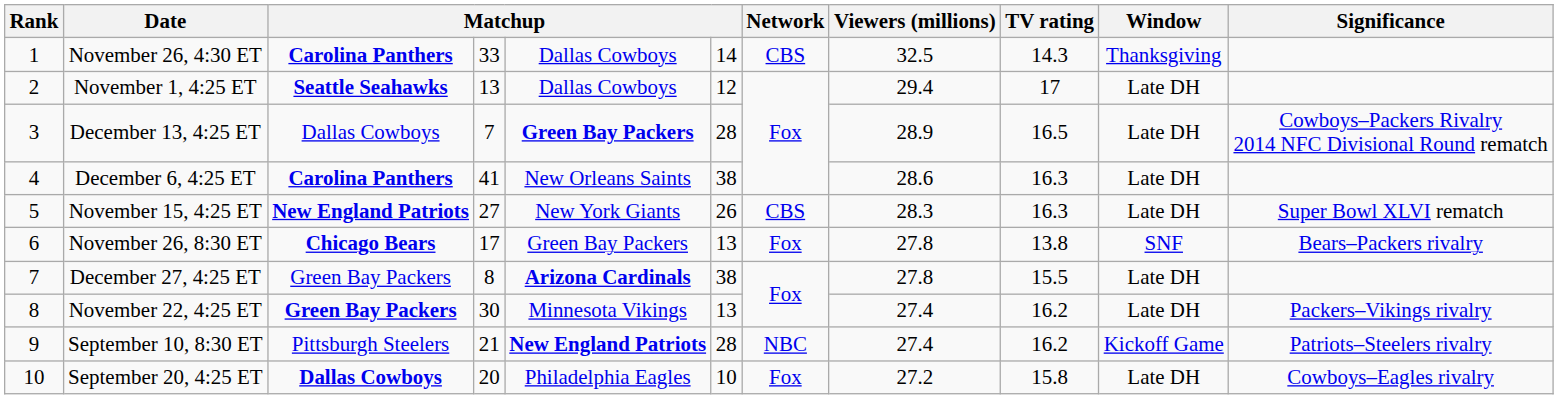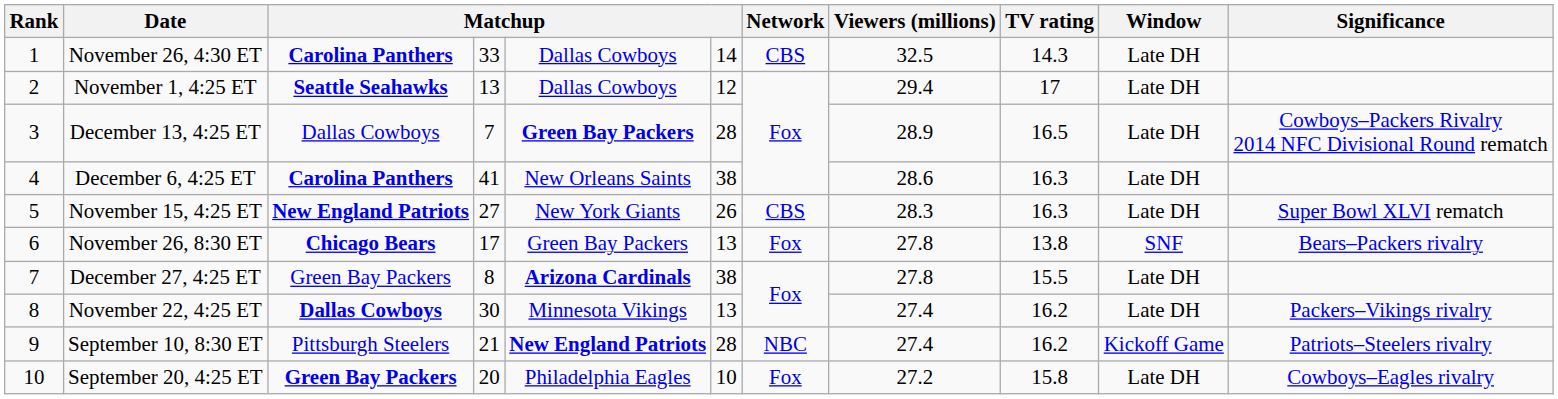(1164, 54) Thanksgiving -> (1164, 54) Late DH
(371, 310) Green Bay Packers -> (371, 310) Dallas Cowboys
(371, 377) Dallas Cowboys -> (371, 377) Green Bay Packers
